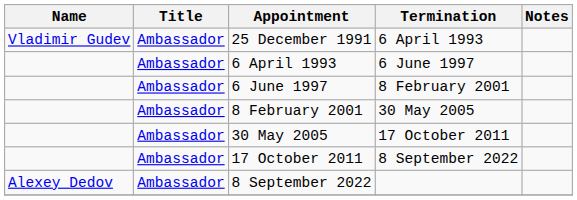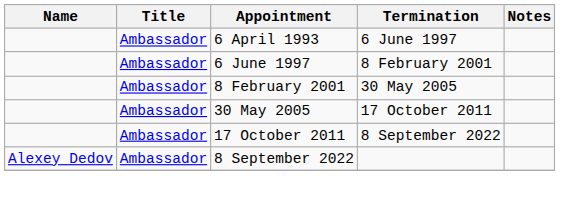- row: (301, 40)
